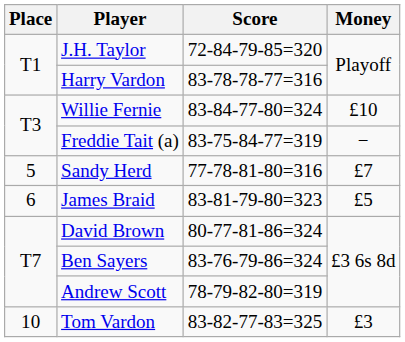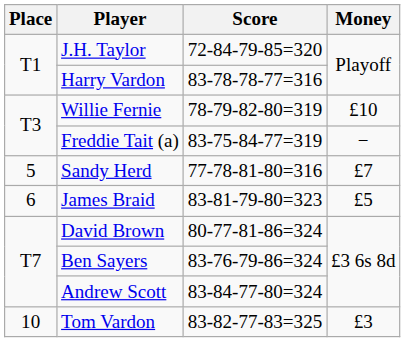(255, 110) 83-84-77-80=324 -> (255, 110) 78-79-82-80=319
(255, 291) 78-79-82-80=319 -> (255, 291) 83-84-77-80=324
